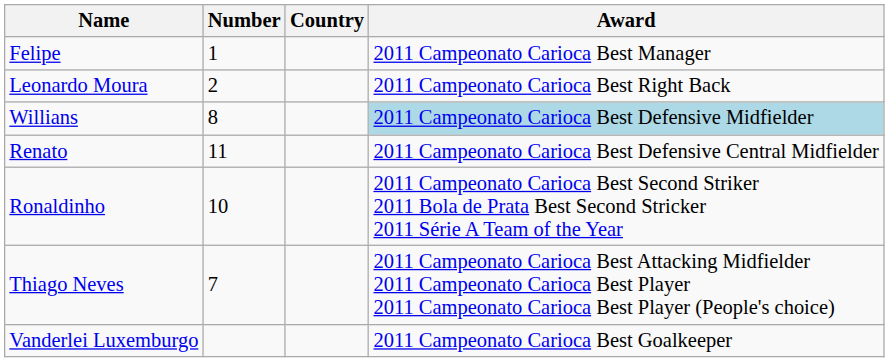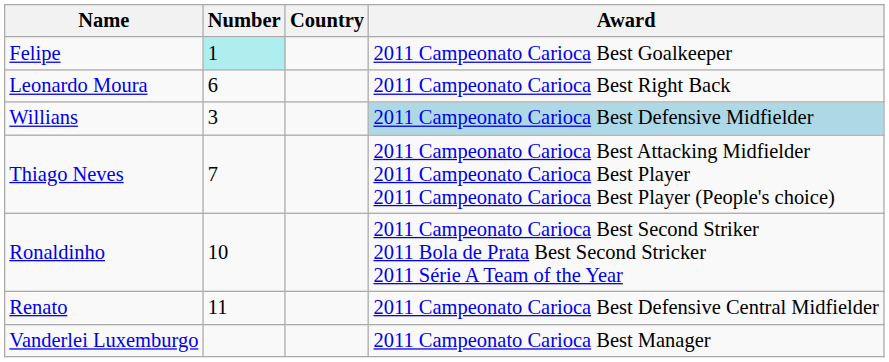(213, 53) no background -> (213, 53) paleturquoise background
(542, 53) 2011 Campeonato Carioca Best Manager -> (553, 53) 2011 Campeonato Carioca Best Goalkeeper
(213, 85) 2 -> (213, 85) 6
(213, 118) 8 -> (213, 118) 3
rows swapped: (67, 284) <-> (38, 150)
(553, 340) 2011 Campeonato Carioca Best Goalkeeper -> (542, 340) 2011 Campeonato Carioca Best Manager
